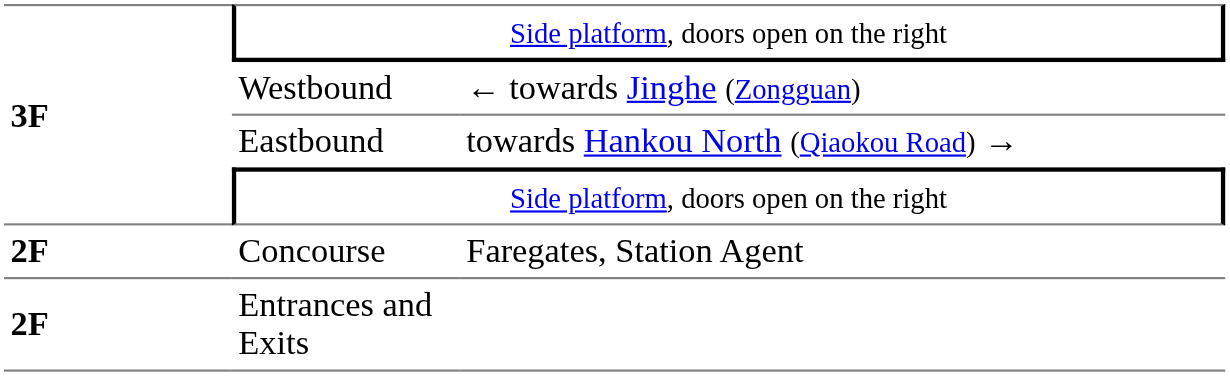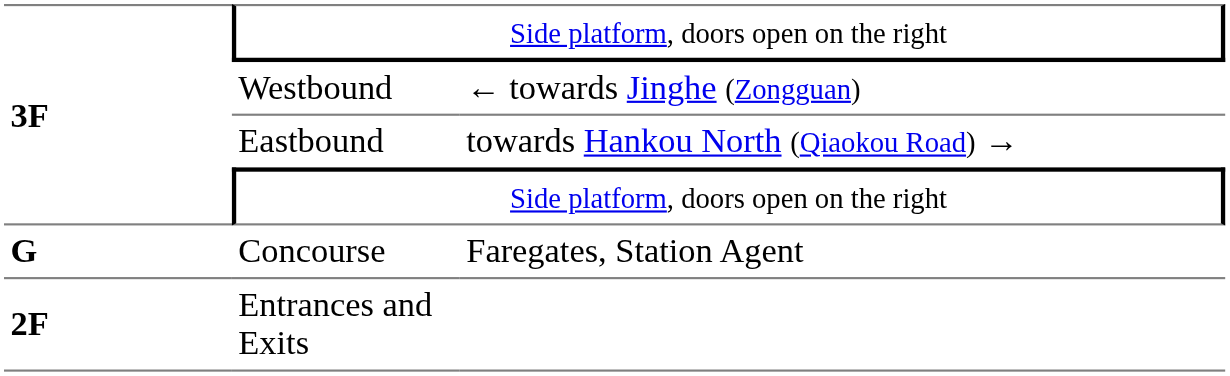(30, 250) 2F -> (24, 250) G
